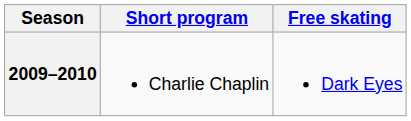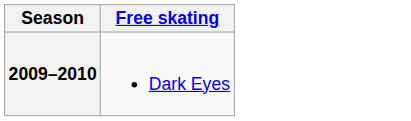- column: (187, 18)
